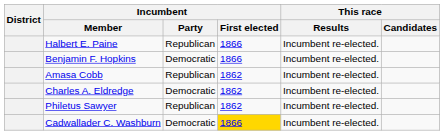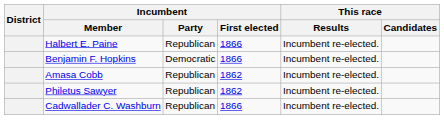- row: (89, 91)
(190, 122) Democratic -> (190, 106) Republican
(231, 122) gold background -> (231, 106) no background
